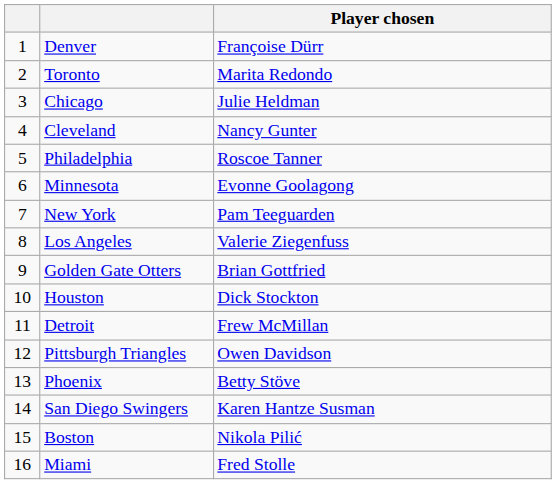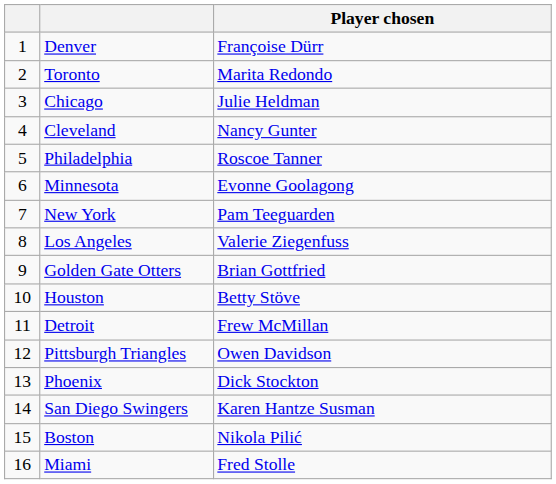(268, 297) Dick Stockton -> (259, 297) Betty Stöve
(259, 381) Betty Stöve -> (268, 381) Dick Stockton
